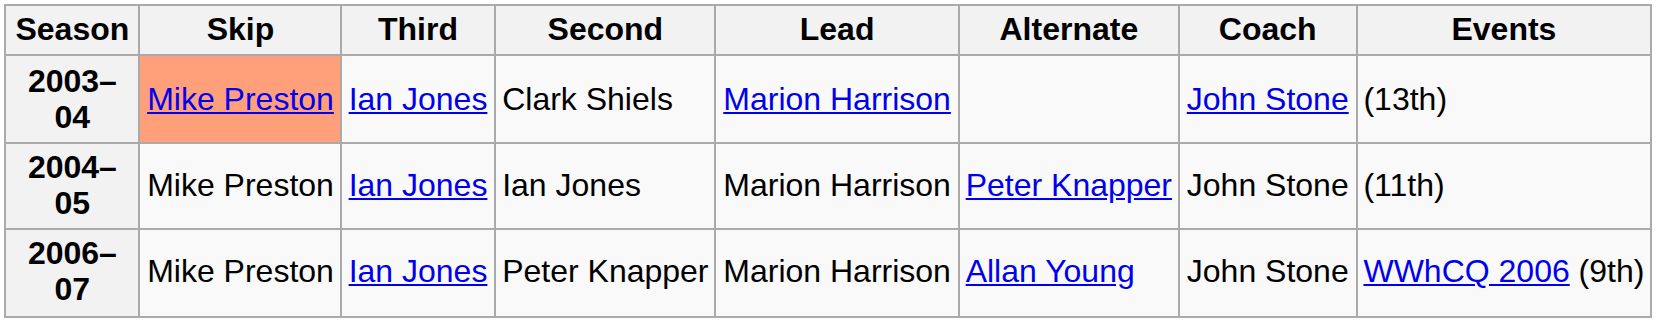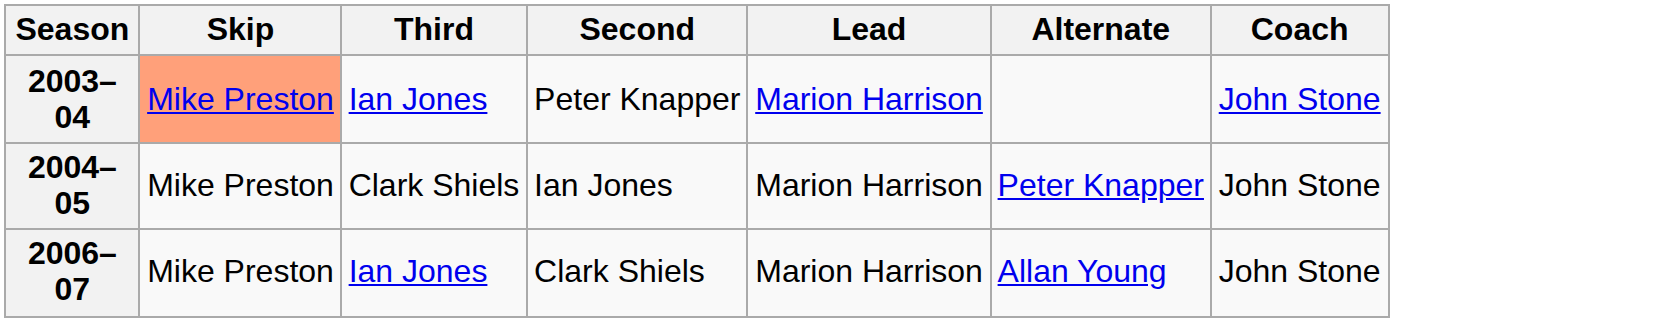- column: (1504, 29)
(588, 98) Clark Shiels -> (637, 98) Peter Knapper
(418, 185) Ian Jones -> (434, 185) Clark Shiels
(605, 272) Peter Knapper -> (619, 272) Clark Shiels
